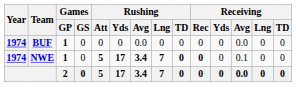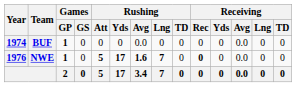(16, 58) 1974 -> (16, 58) 1976
(141, 58) 3.4 -> (141, 58) 1.6
(181, 58) bold -> (181, 58) normal
(242, 58) 0.1 -> (242, 58) 0.0
